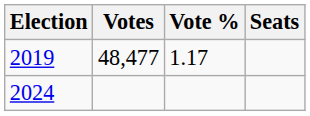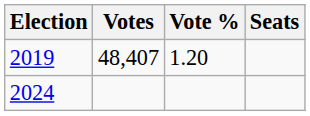(128, 57) 48,477 -> (128, 57) 48,407
(189, 57) 1.17 -> (189, 57) 1.20
